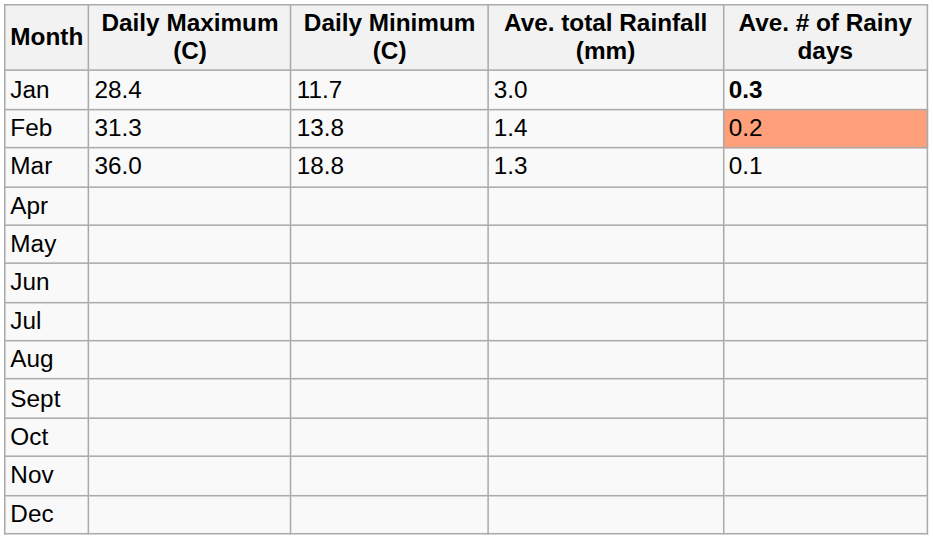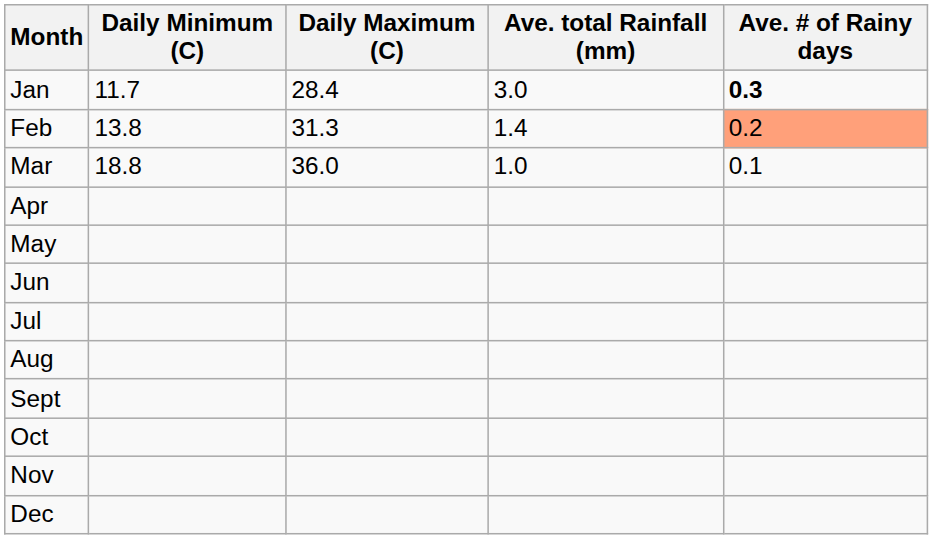columns swapped: (390, 37) <-> (190, 37)
(511, 166) 1.3 -> (511, 166) 1.0
